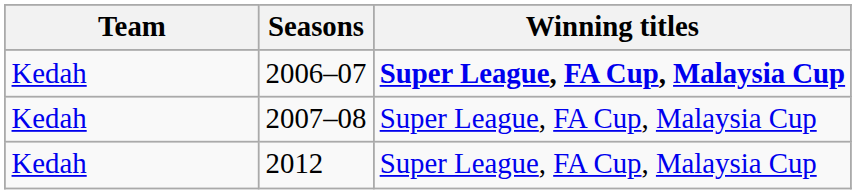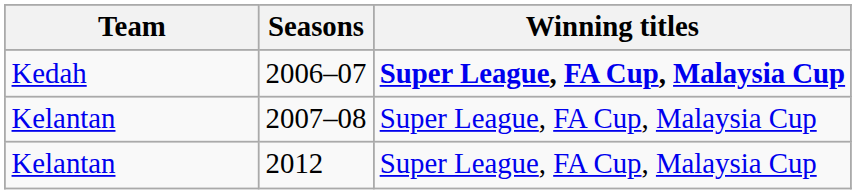(49, 118) Kedah -> (64, 118) Kelantan
(49, 164) Kedah -> (64, 164) Kelantan
